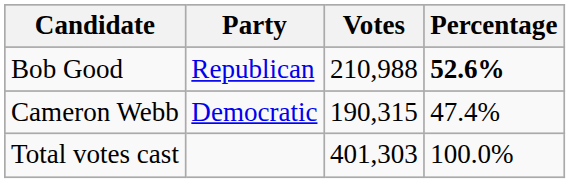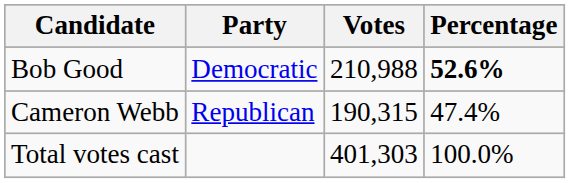(253, 68) Republican -> (254, 68) Democratic
(254, 111) Democratic -> (253, 111) Republican
